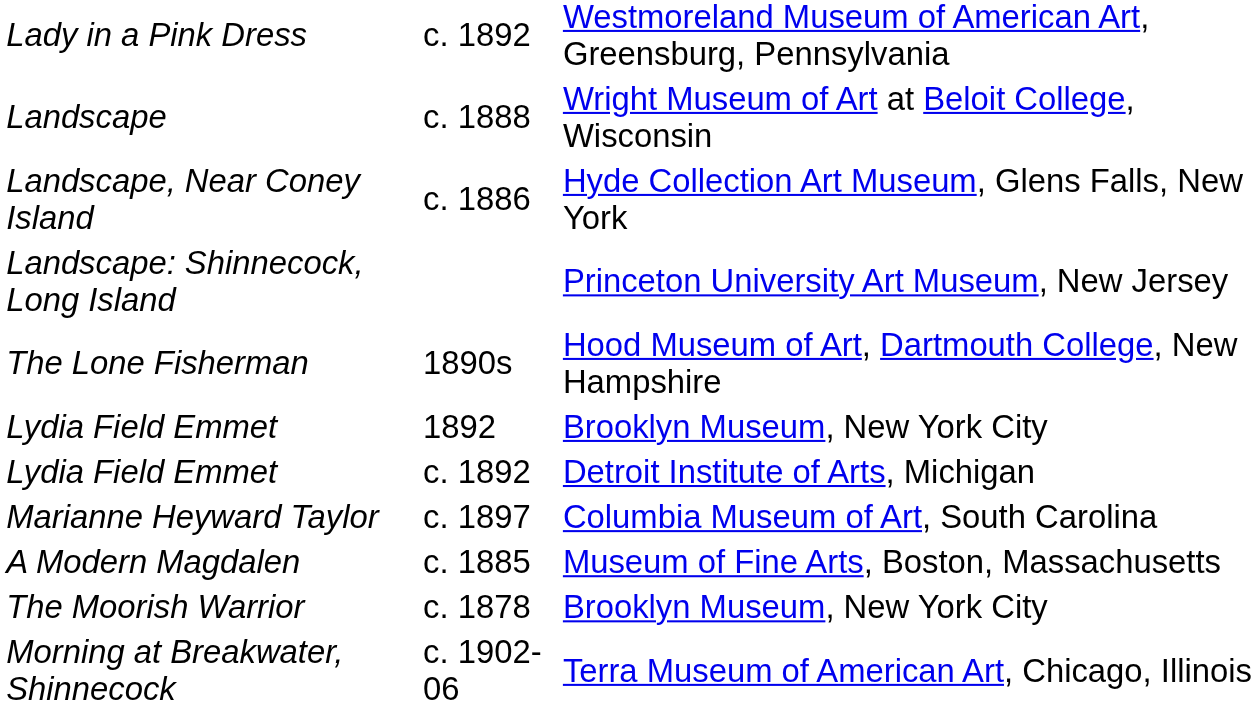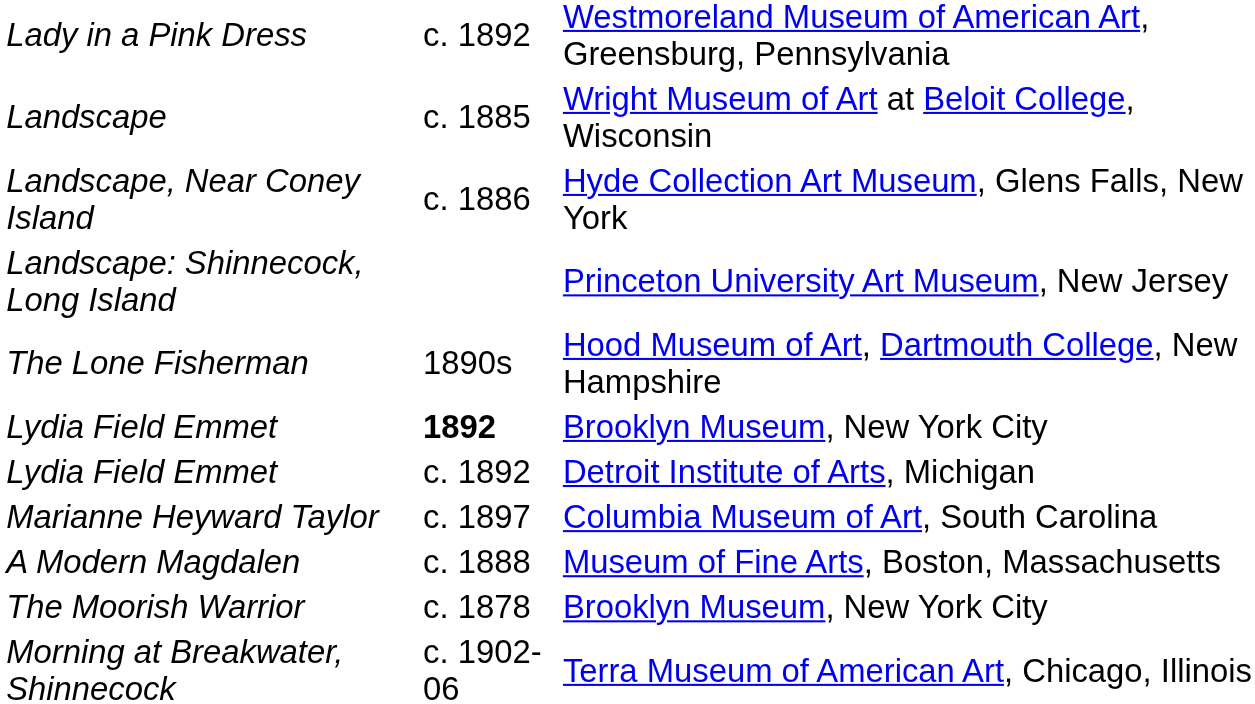(477, 117) c. 1888 -> (477, 117) c. 1885
(460, 427) normal -> (460, 427) bold
(477, 562) c. 1885 -> (477, 562) c. 1888
